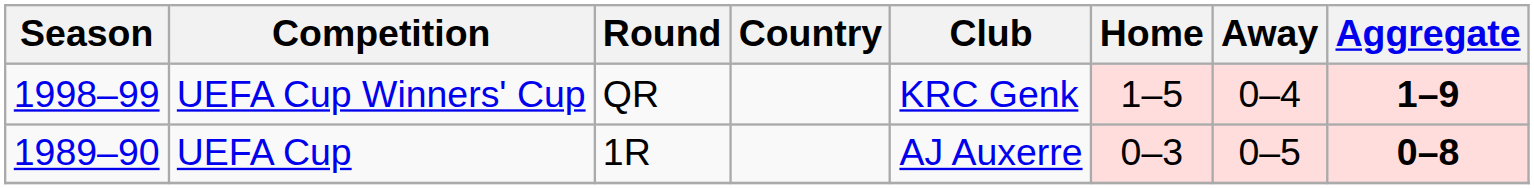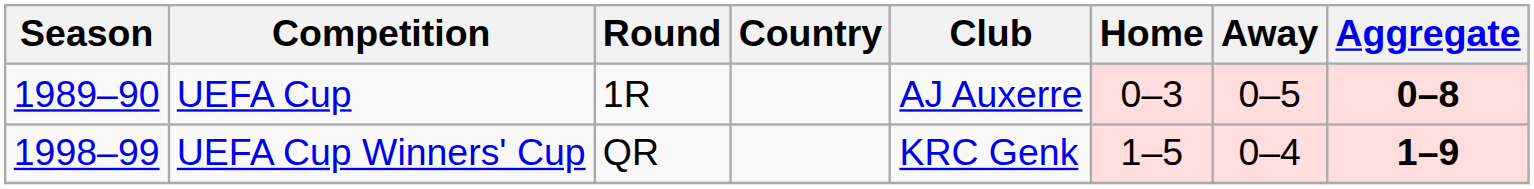rows swapped: (264, 152) <-> (381, 93)
